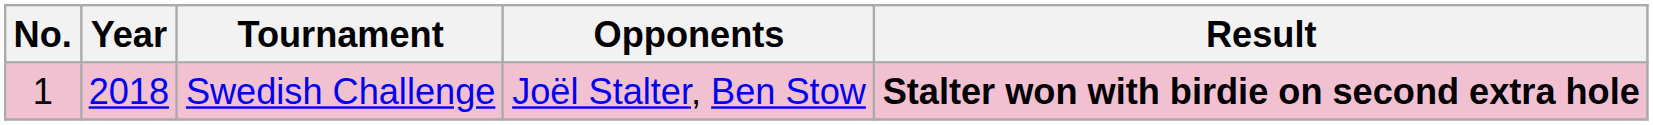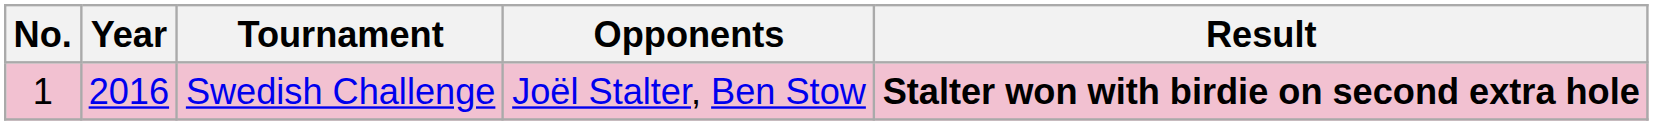(129, 91) 2018 -> (129, 91) 2016
